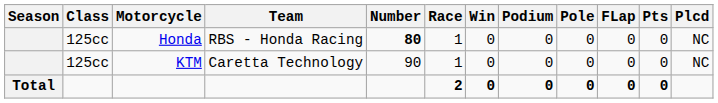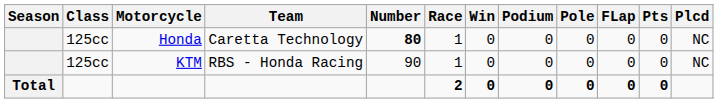(286, 40) RBS - Honda Racing -> (286, 40) Caretta Technology
(286, 63) Caretta Technology -> (286, 63) RBS - Honda Racing
